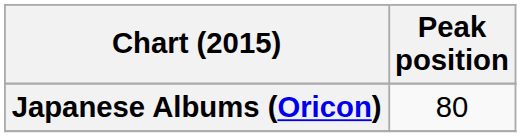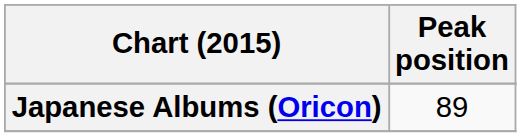(452, 107) 80 -> (452, 107) 89
